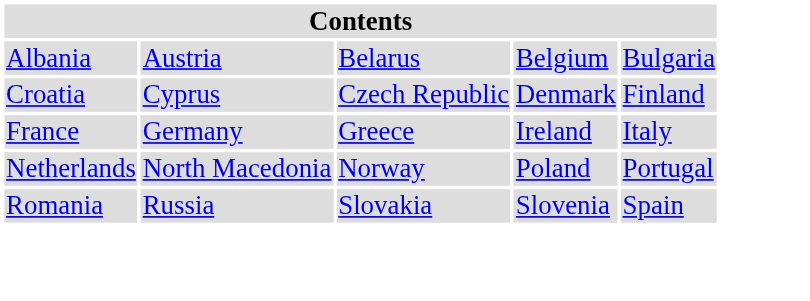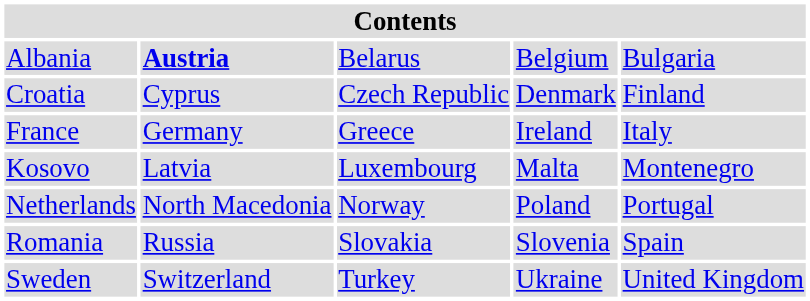(182, 57) normal -> (186, 57) bold
+ row: (48, 168)
+ row: (49, 279)
